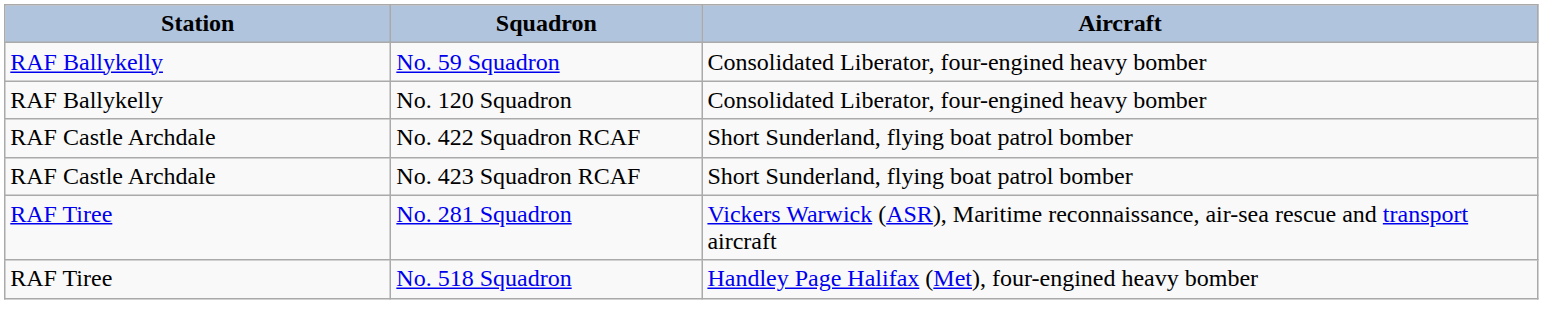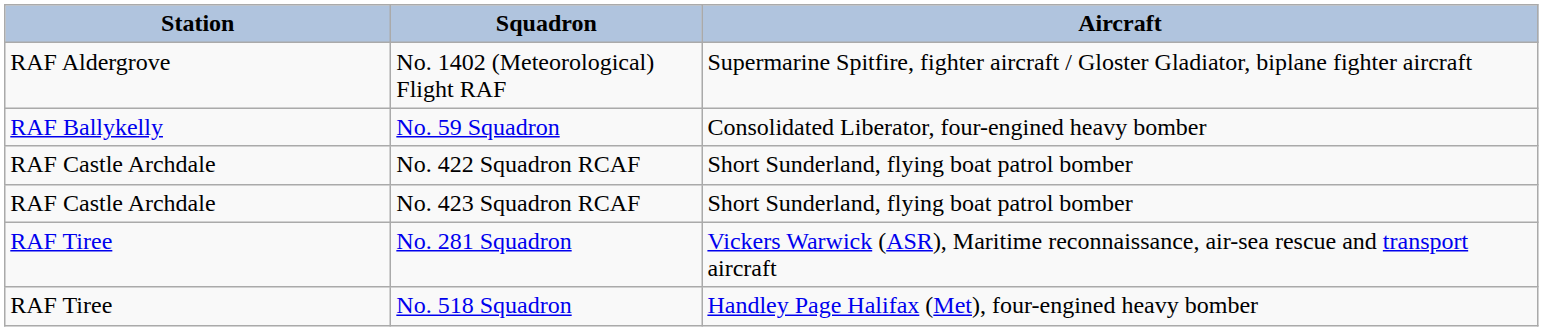+ row: (525, 75)
- row: (484, 99)
